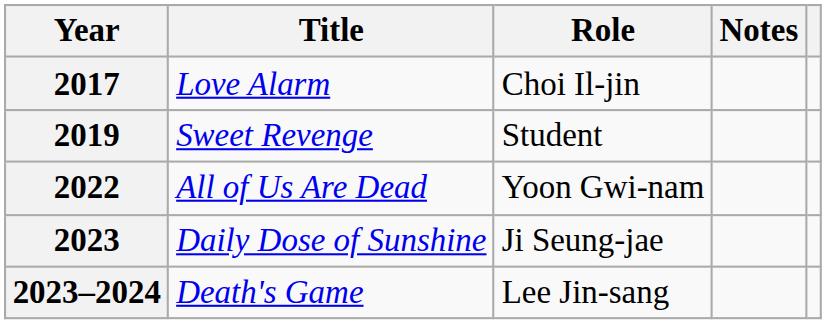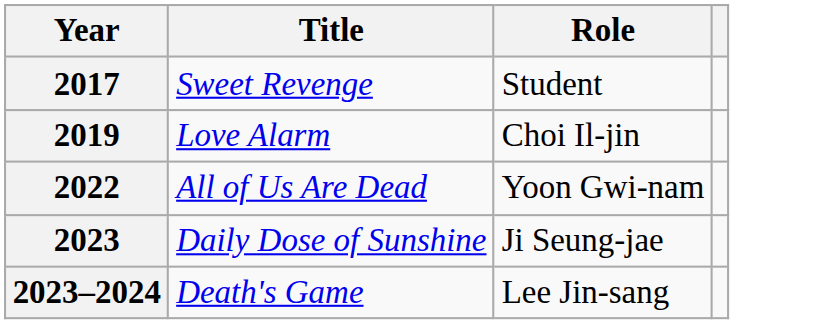- column: (759, 30)
(253, 82) Love Alarm -> (275, 82) Sweet Revenge
(571, 82) Choi Il-jin -> (552, 82) Student
(275, 135) Sweet Revenge -> (253, 135) Love Alarm
(552, 135) Student -> (571, 135) Choi Il-jin
